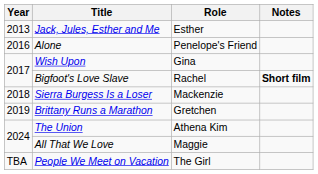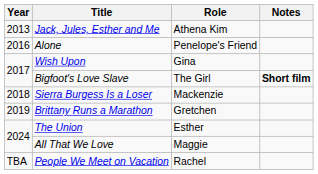(189, 29) Esther -> (200, 29) Athena Kim
(190, 78) Rachel -> (192, 78) The Girl
(200, 128) Athena Kim -> (189, 128) Esther
(192, 161) The Girl -> (190, 161) Rachel
